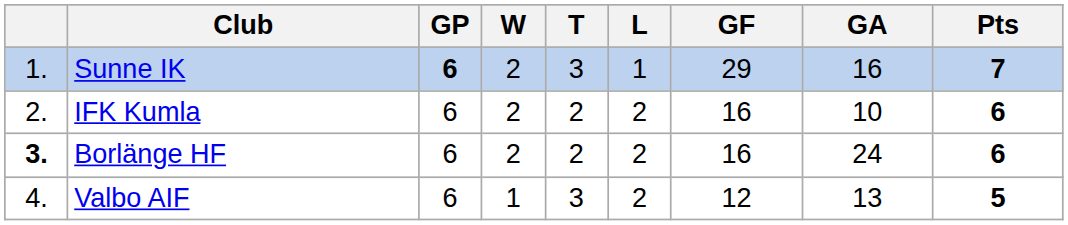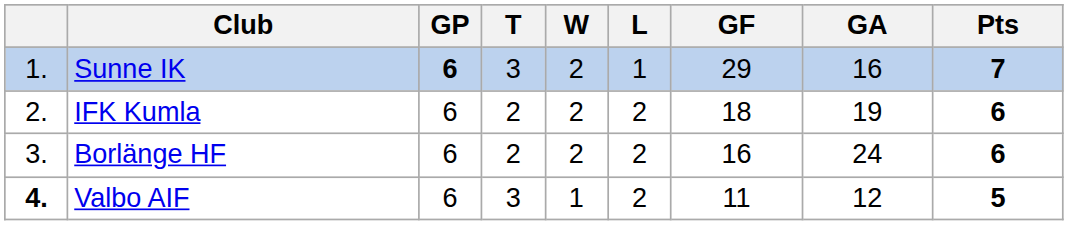columns swapped: (513, 25) <-> (576, 25)
(736, 111) 16 -> (736, 111) 18
(867, 111) 10 -> (867, 111) 19
(36, 154) bold -> (36, 154) normal
(36, 197) normal -> (36, 197) bold
(736, 197) 12 -> (736, 197) 11
(867, 197) 13 -> (867, 197) 12
